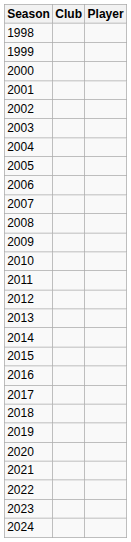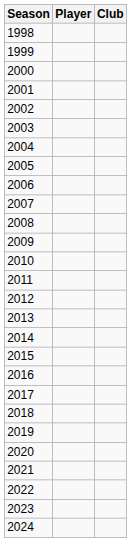columns swapped: (106, 14) <-> (69, 14)
